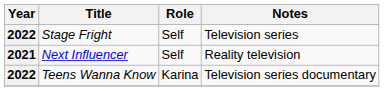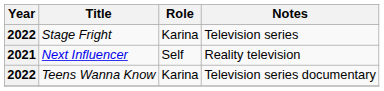(173, 34) Self -> (180, 34) Karina
